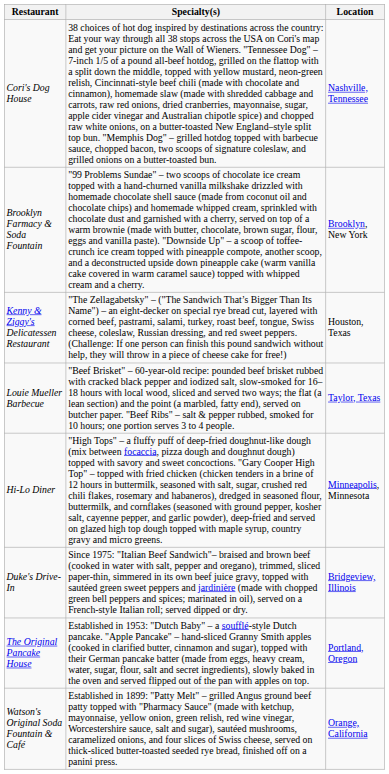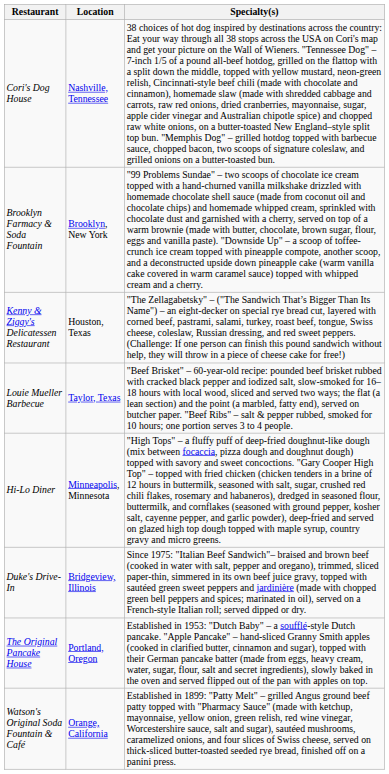columns swapped: (355, 12) <-> (196, 12)
